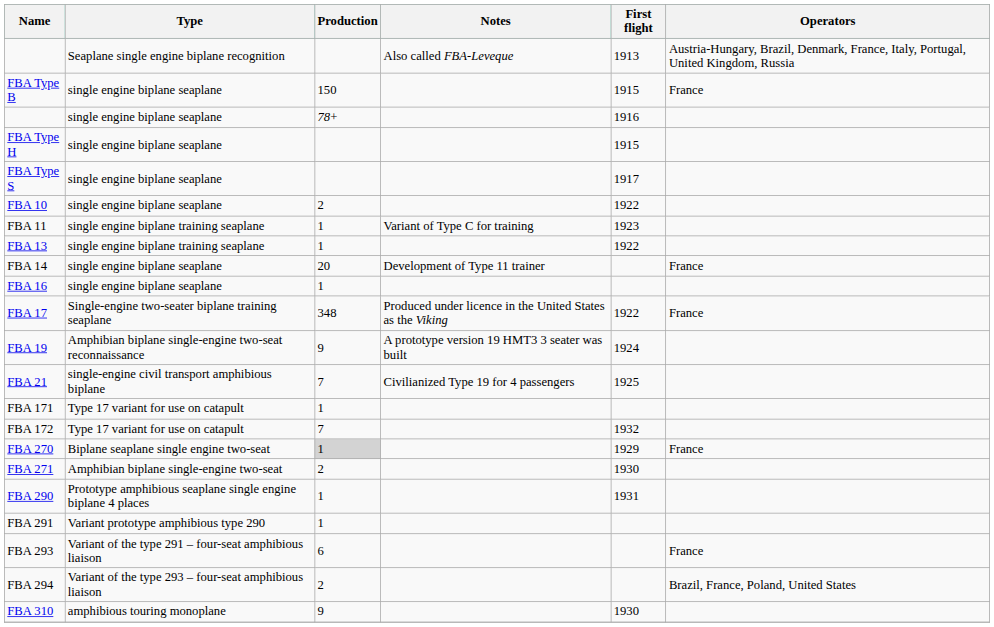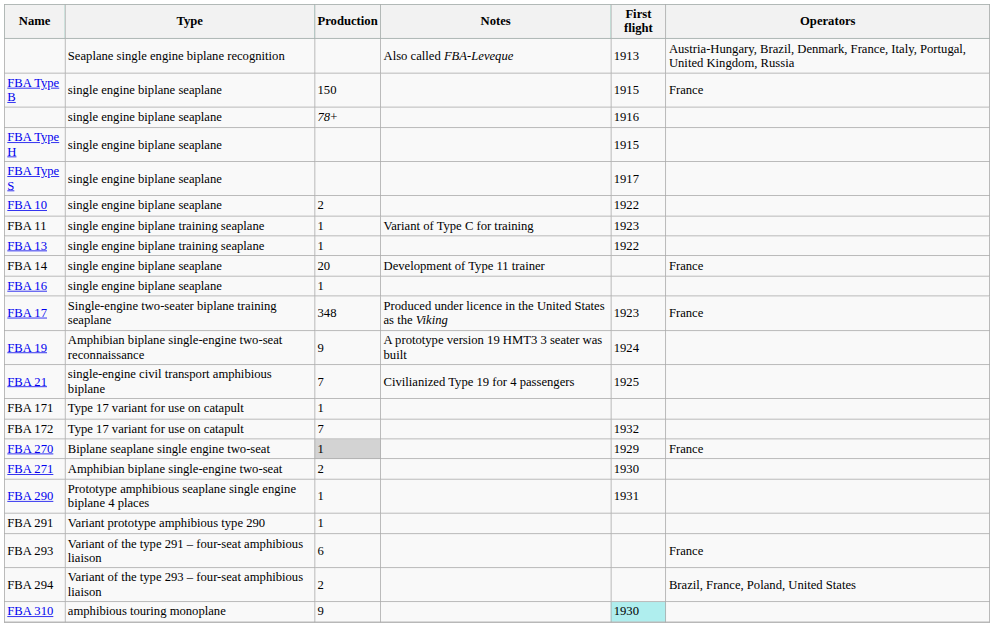(626, 313) 1922 -> (626, 313) 1923
(626, 611) no background -> (626, 611) paleturquoise background
